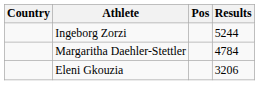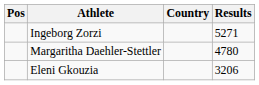columns swapped: (200, 13) <-> (28, 13)
(227, 32) 5244 -> (227, 32) 5271
(227, 51) 4784 -> (227, 51) 4780
